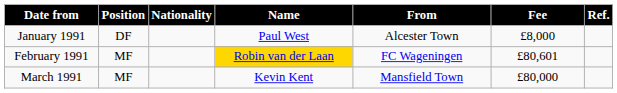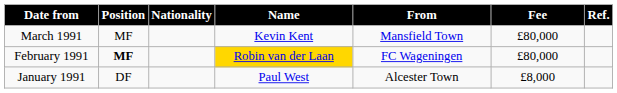rows swapped: (51, 36) <-> (51, 78)
(123, 57) normal -> (123, 57) bold
(538, 57) £80,601 -> (538, 57) £80,000
